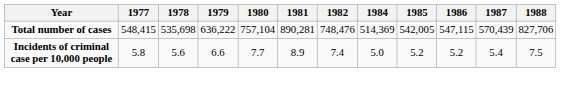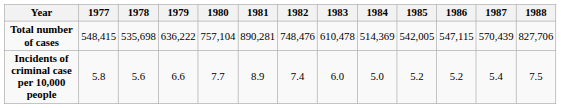+ column: (337, 13)
